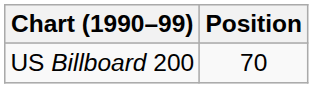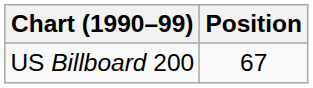(254, 62) 70 -> (254, 62) 67
